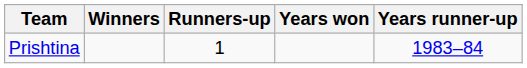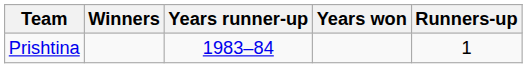columns swapped: (220, 18) <-> (448, 18)
